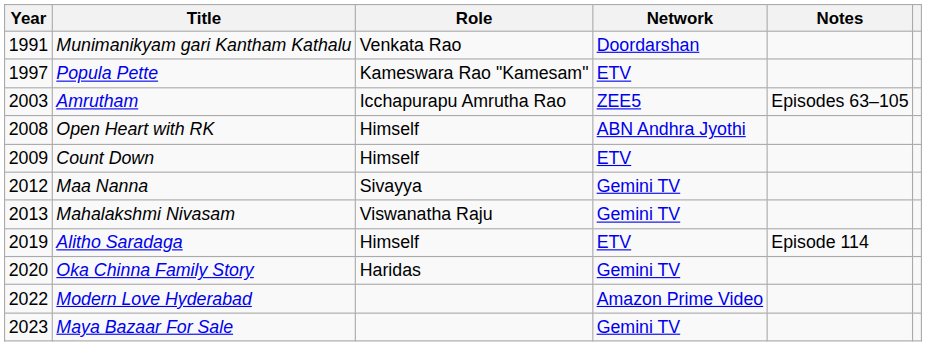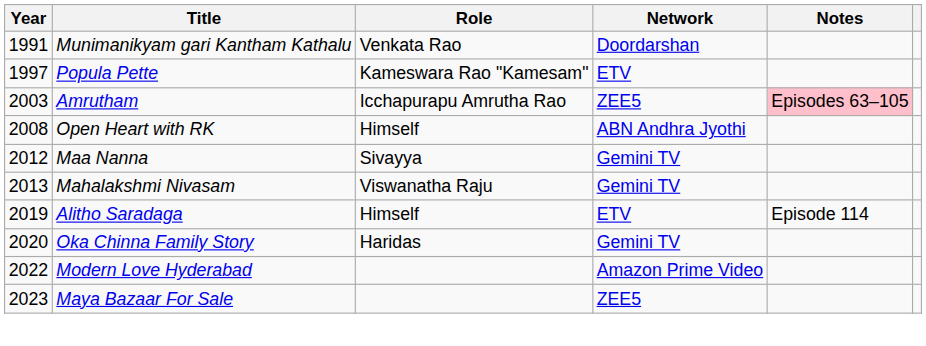(840, 101) no background -> (840, 101) pink background
- row: (105, 157)
(638, 326) Gemini TV -> (619, 298) ZEE5
